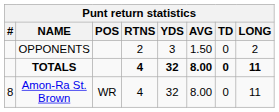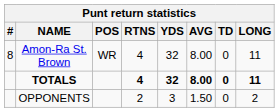rows swapped: (54, 91) <-> (54, 49)
